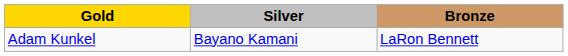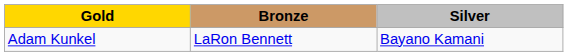columns swapped: (284, 16) <-> (470, 16)
